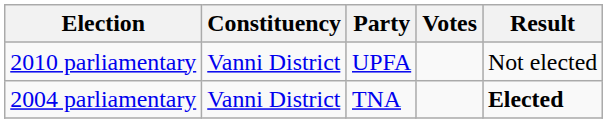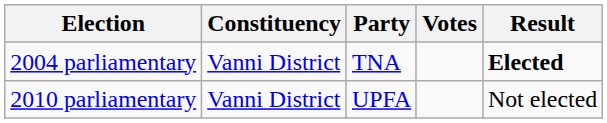rows swapped: (103, 99) <-> (103, 61)
